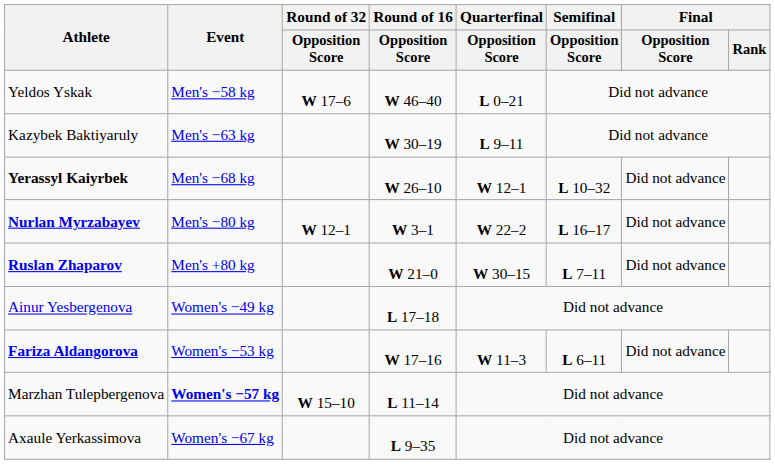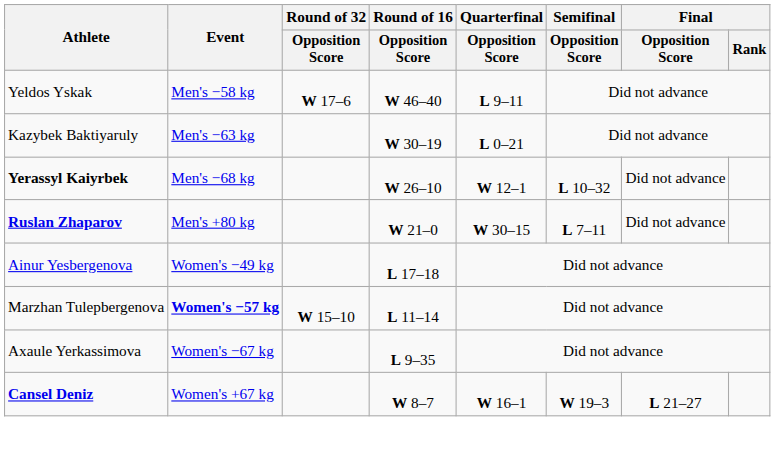(502, 101) L 0–21 -> (502, 101) L 9–11
(502, 144) L 9–11 -> (502, 144) L 0–21
- row: (74, 222)
- row: (73, 351)
+ row: (51, 394)
